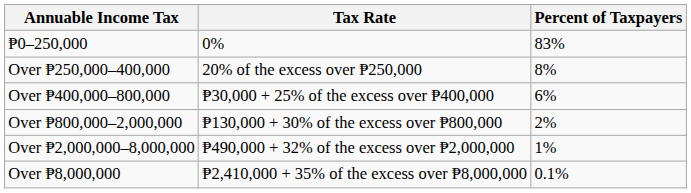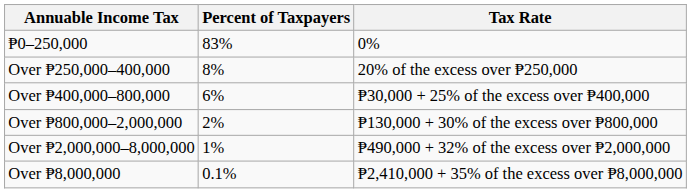columns swapped: (365, 17) <-> (608, 17)
